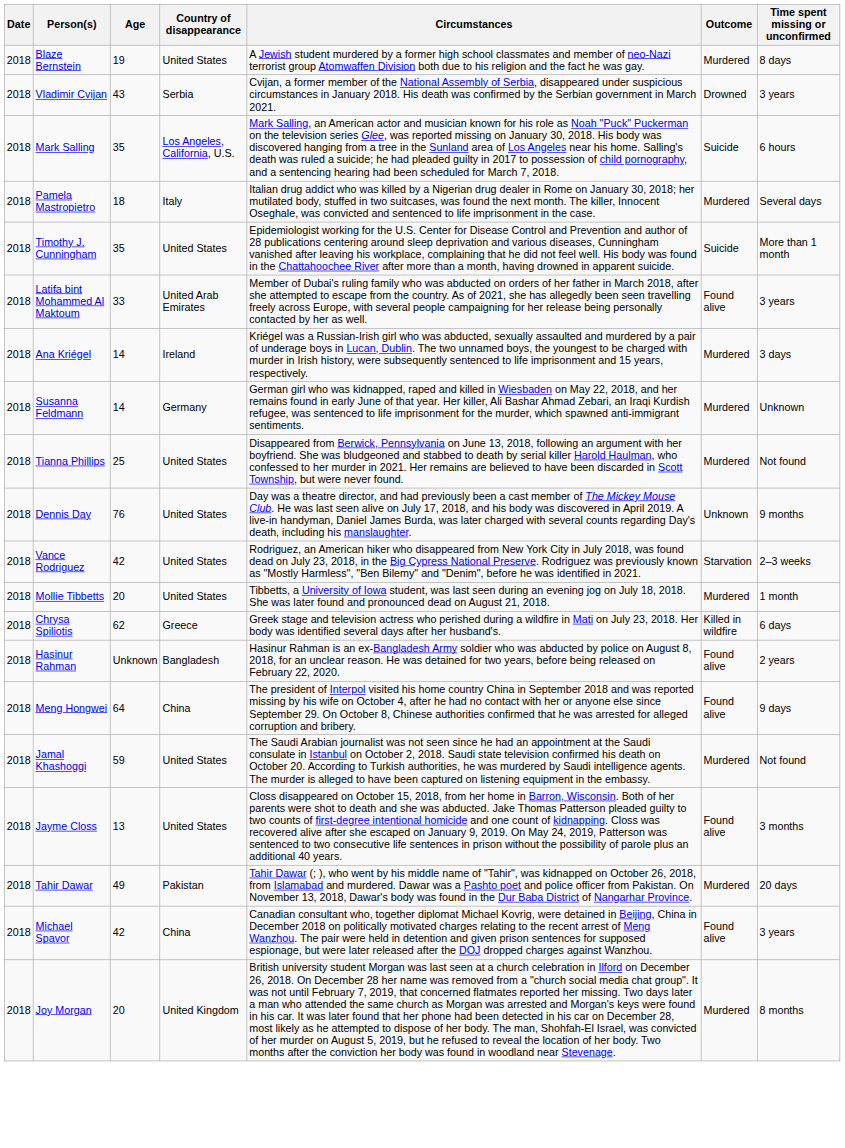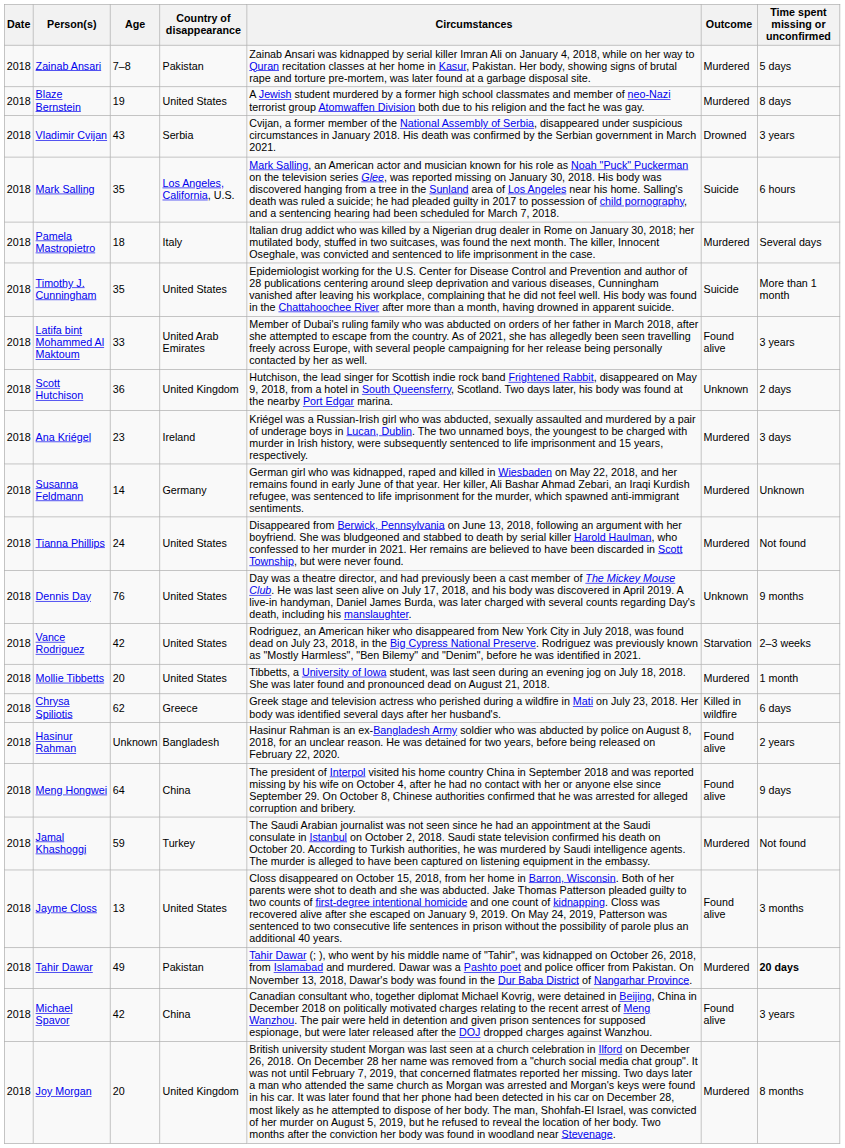+ row: (68, 66)
+ row: (59, 390)
(119, 355) 14 -> (119, 437) 23
(119, 461) 25 -> (119, 543) 24
(195, 761) United States -> (179, 843) Turkey
(778, 885) normal -> (779, 968) bold
